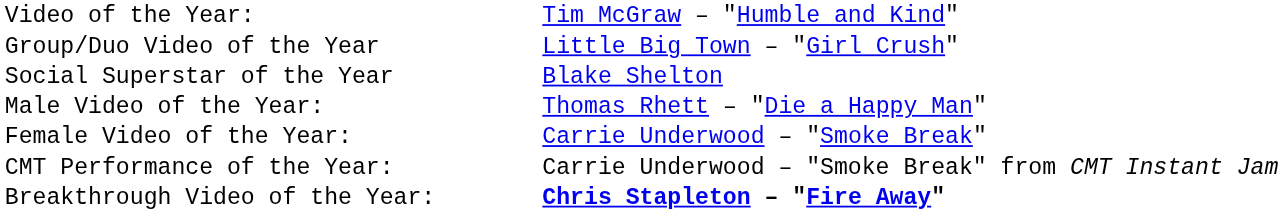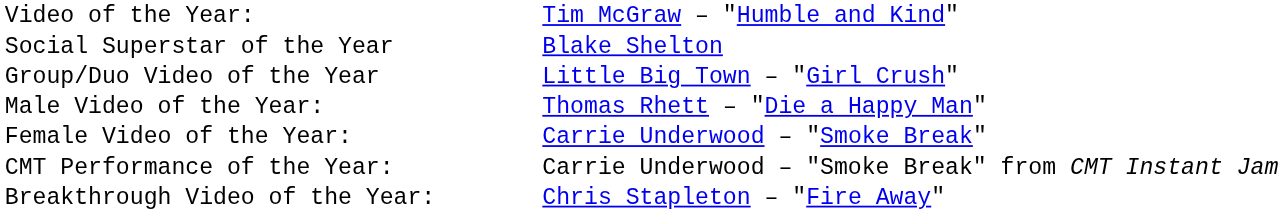rows swapped: (192, 46) <-> (199, 77)
(744, 198) bold -> (744, 198) normal
